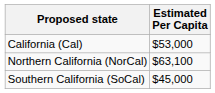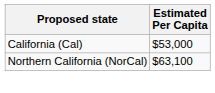- row: (76, 79)
